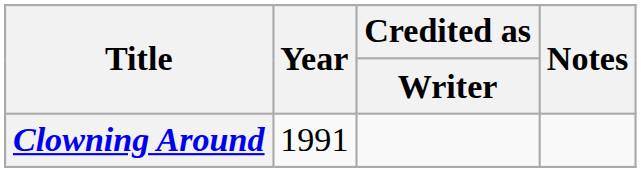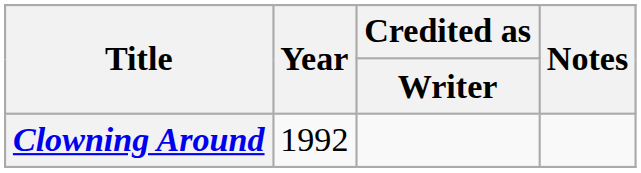(314, 139) 1991 -> (314, 139) 1992
